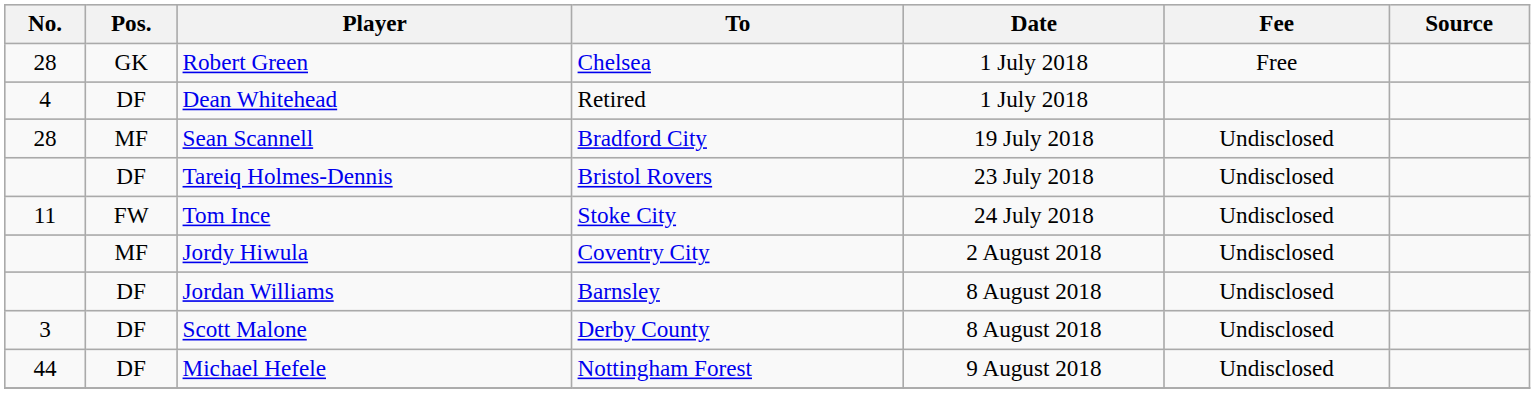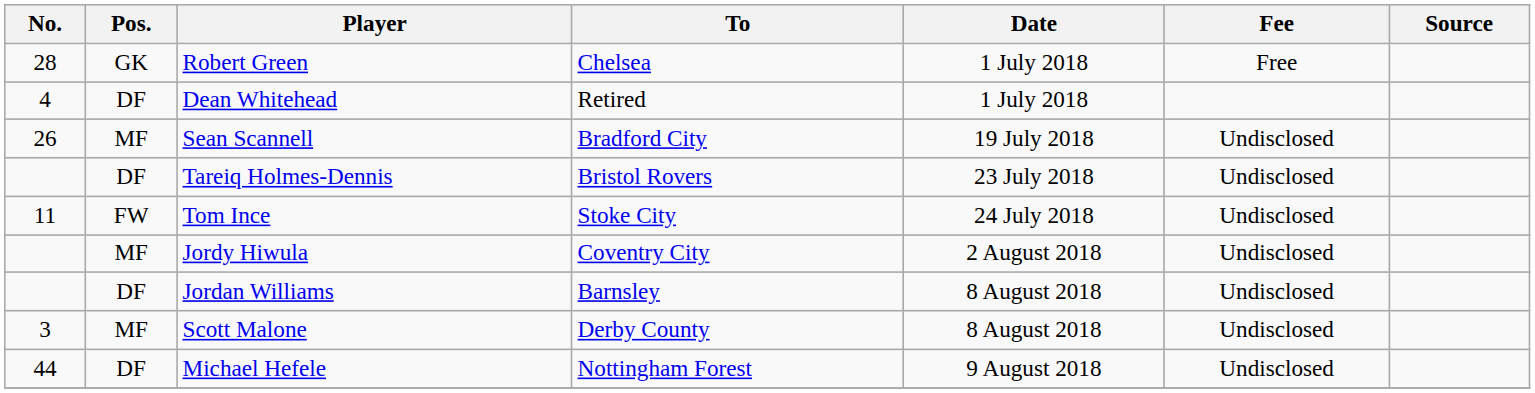(45, 138) 28 -> (45, 138) 26
(131, 329) DF -> (131, 329) MF
